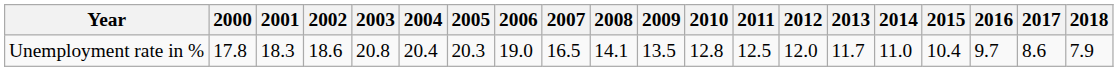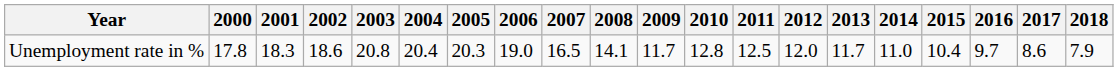(659, 50) 13.5 -> (659, 50) 11.7
